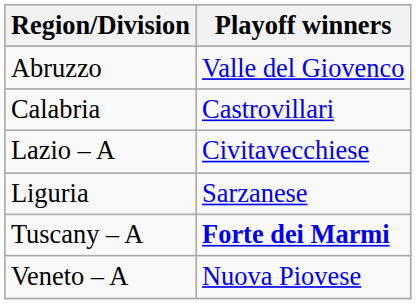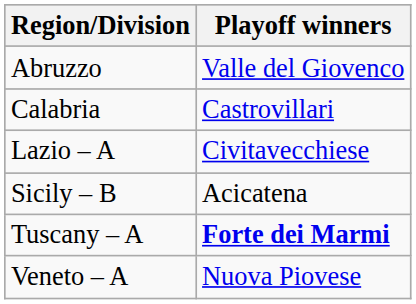- row: (50, 192)
+ row: (64, 192)
